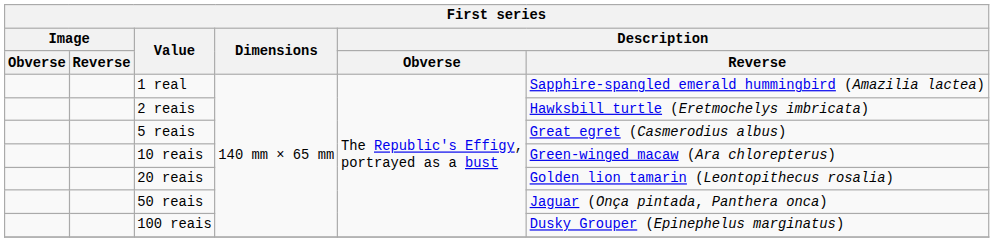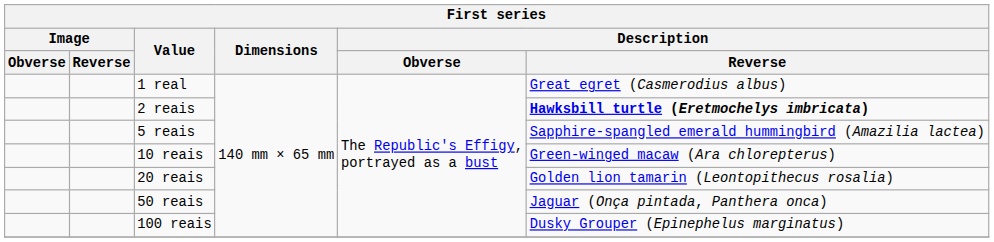(757, 85) Sapphire-spangled emerald hummingbird (Amazilia lactea) -> (658, 85) Great egret (Casmerodius albus)
(699, 109) normal -> (699, 109) bold
(658, 132) Great egret (Casmerodius albus) -> (757, 132) Sapphire-spangled emerald hummingbird (Amazilia lactea)
